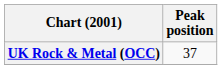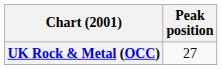(190, 53) 37 -> (190, 53) 27
